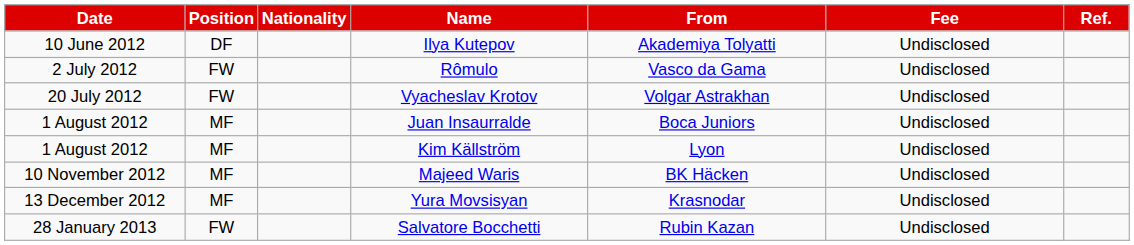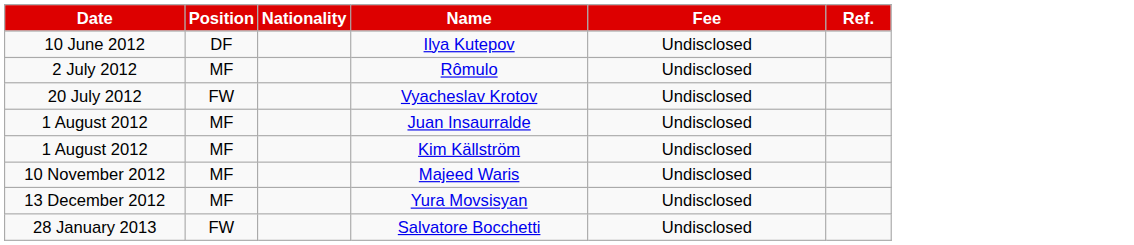- column: (707, 18)
(221, 70) FW -> (221, 70) MF
